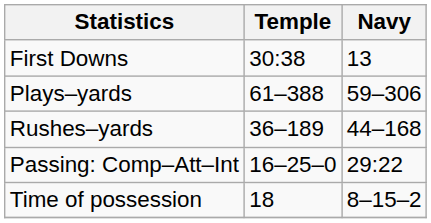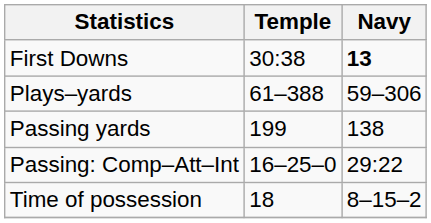(359, 57) normal -> (359, 57) bold
- row: (81, 128)
+ row: (80, 128)
